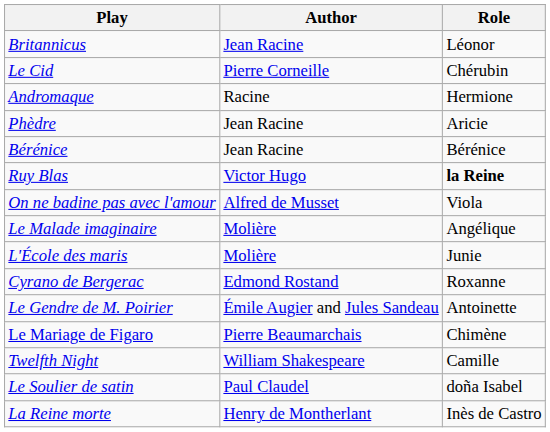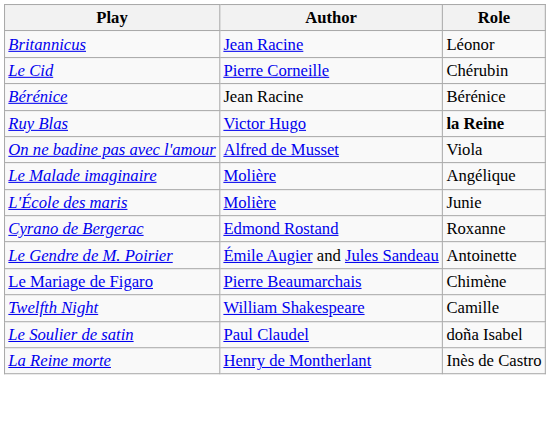- row: (51, 96)
- row: (32, 123)
